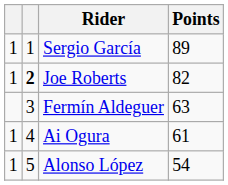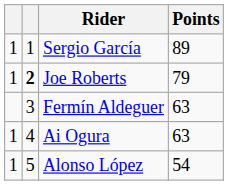(181, 77) 82 -> (181, 77) 79
(181, 136) 61 -> (181, 136) 63
